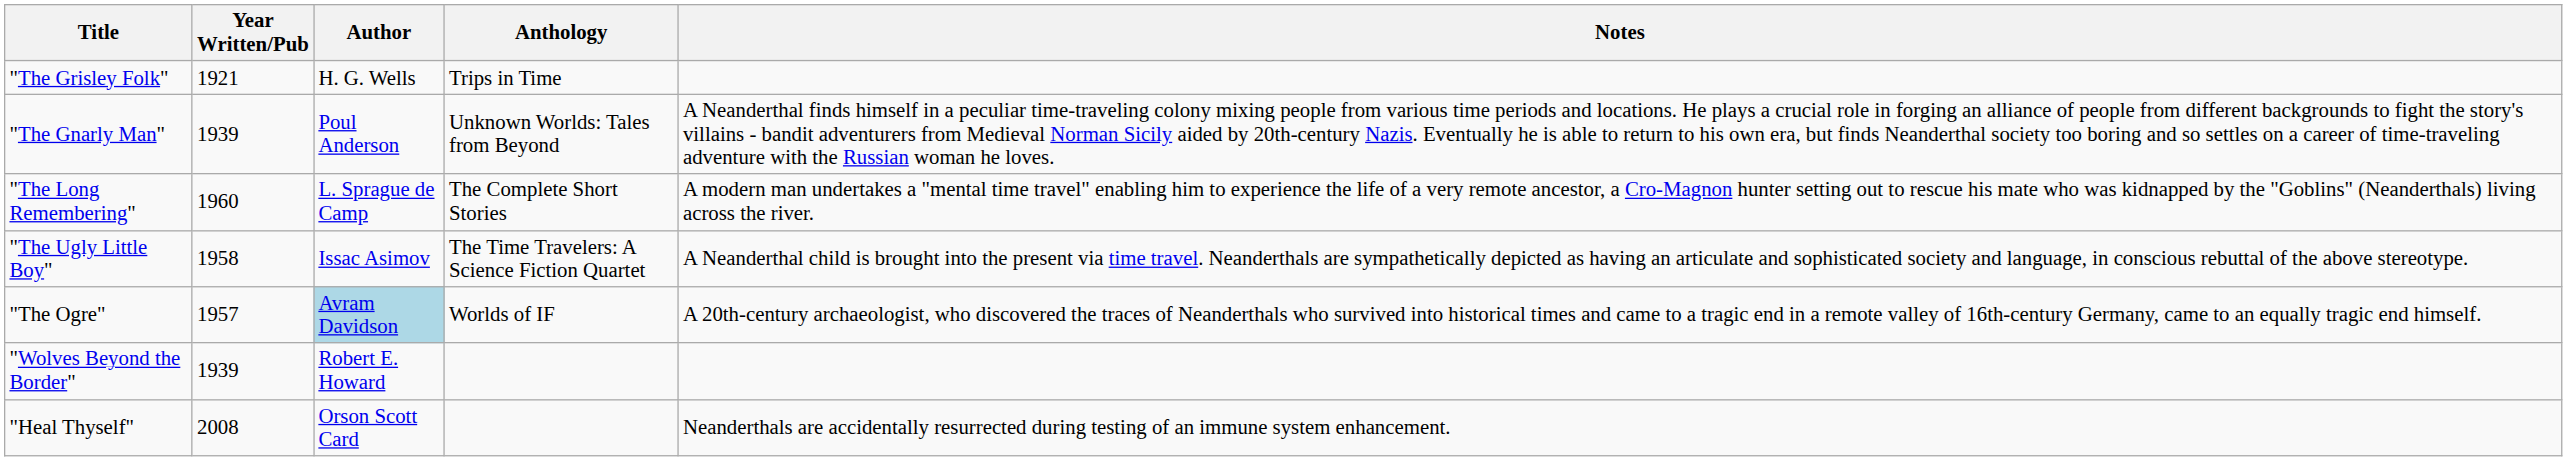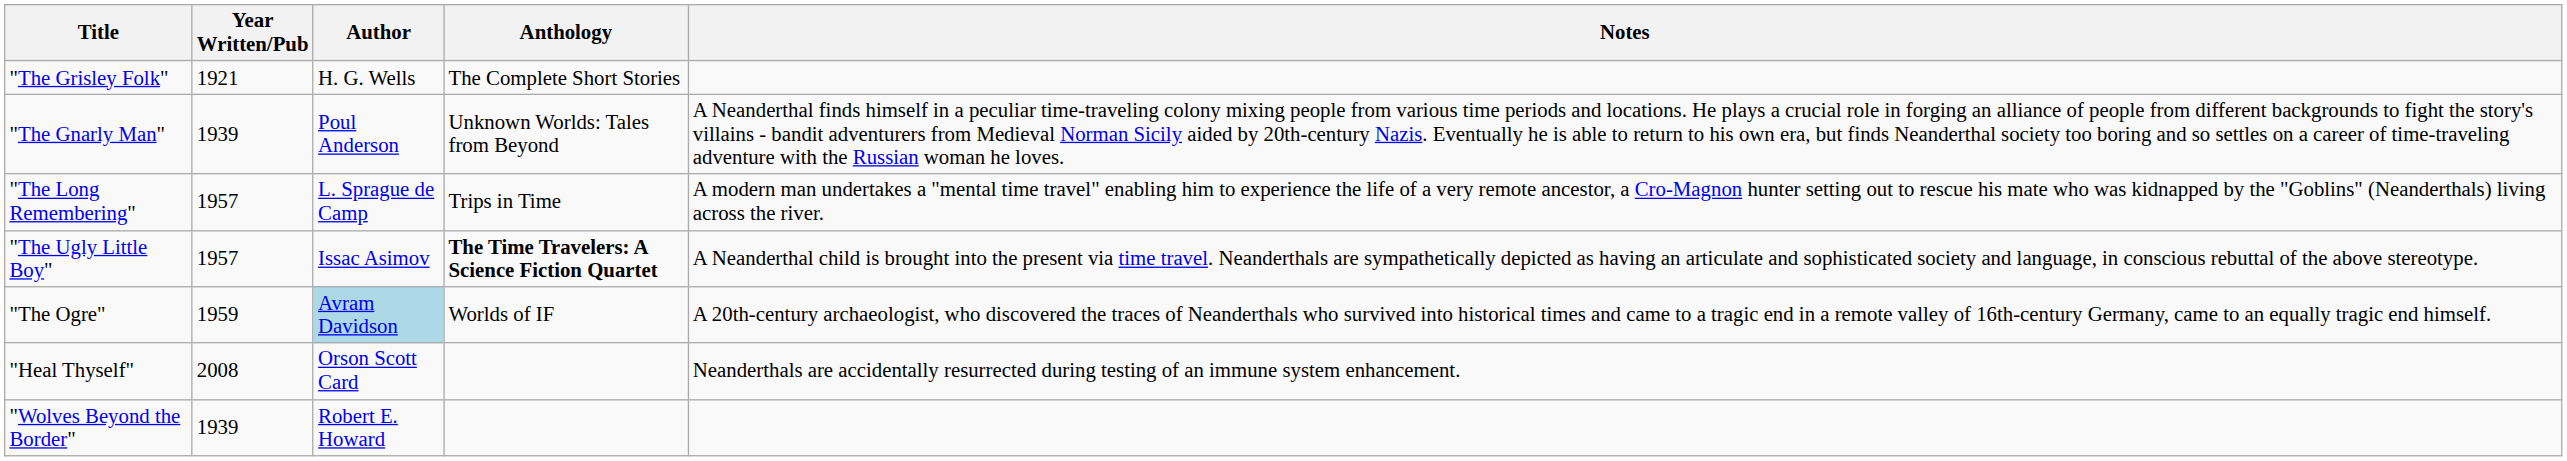(505, 77) Trips in Time -> (564, 77) The Complete Short Stories
(218, 201) 1960 -> (218, 201) 1957
(533, 201) The Complete Short Stories -> (505, 201) Trips in Time
(218, 258) 1958 -> (218, 258) 1957
(547, 258) normal -> (553, 258) bold
(218, 314) 1957 -> (218, 314) 1959
rows swapped: (95, 371) <-> (72, 427)
